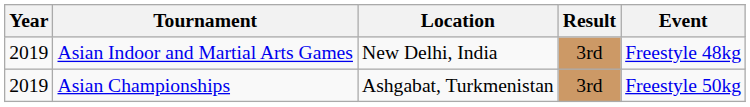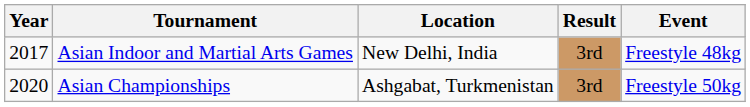(29, 53) 2019 -> (29, 53) 2017
(29, 85) 2019 -> (29, 85) 2020
